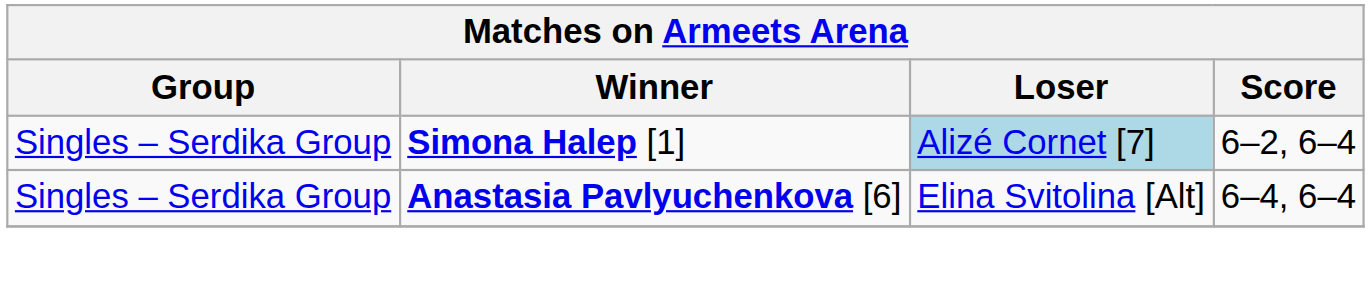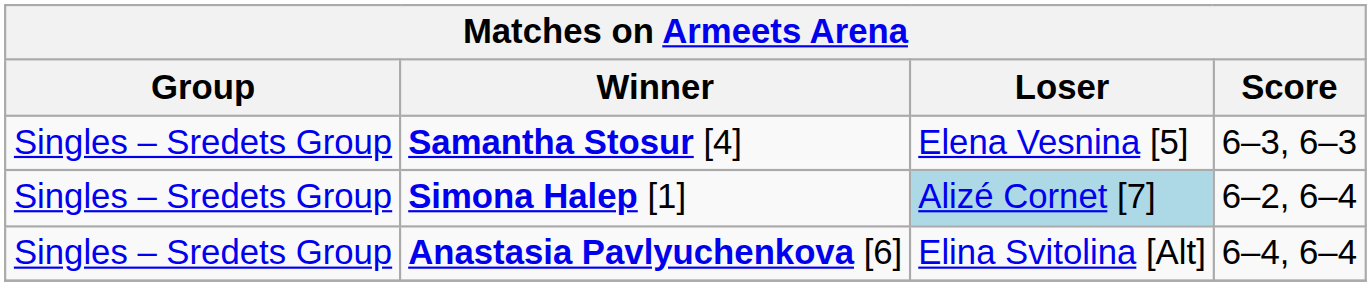+ row: (575, 142)
(203, 142) Singles – Serdika Group -> (203, 197) Singles – Sredets Group
(203, 197) Singles – Serdika Group -> (203, 252) Singles – Sredets Group
